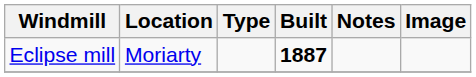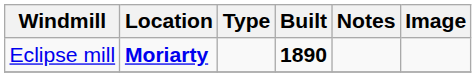(163, 54) normal -> (167, 54) bold
(304, 54) 1887 -> (304, 54) 1890
